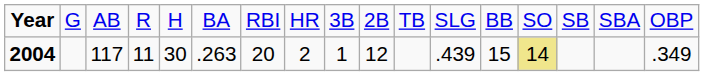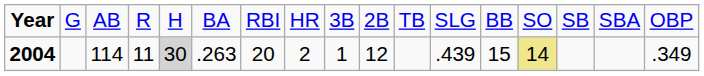(107, 53) 117 -> (107, 53) 114
(175, 53) no background -> (175, 53) lightgrey background
